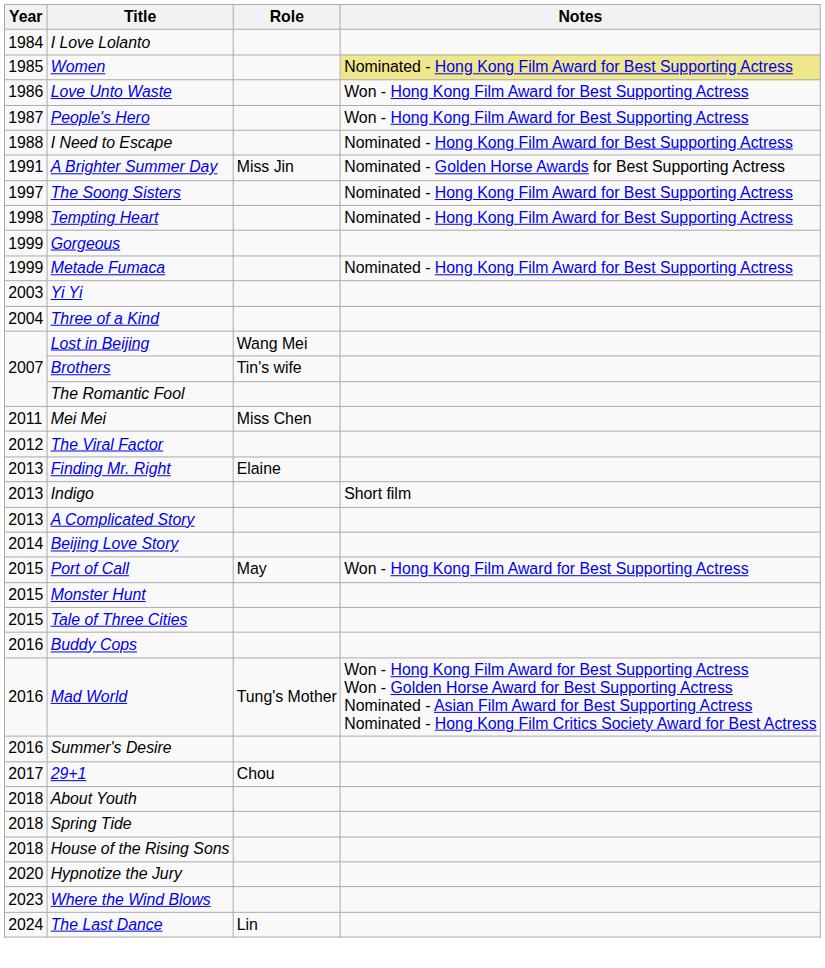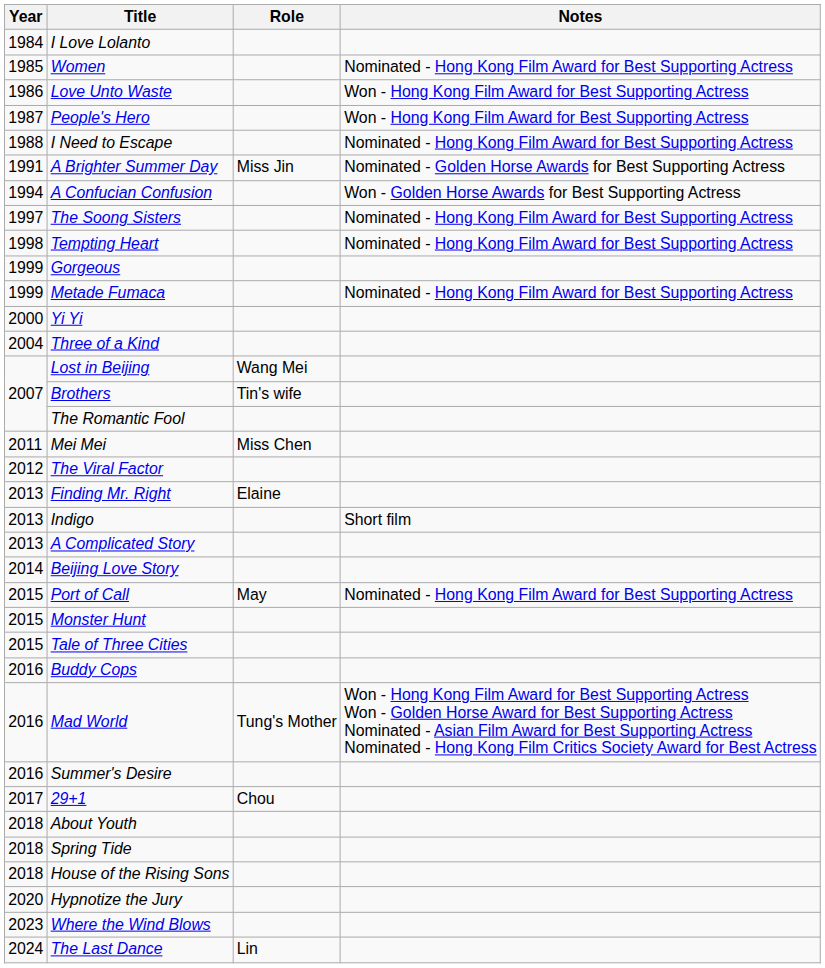(569, 67) khaki background -> (569, 67) no background
+ row: (131, 192)
(26, 293) 2003 -> (26, 318) 2000
(546, 569) Won - Hong Kong Film Award for Best Supporting Actress -> (569, 594) Nominated - Hong Kong Film Award for Best Supporting Actress
